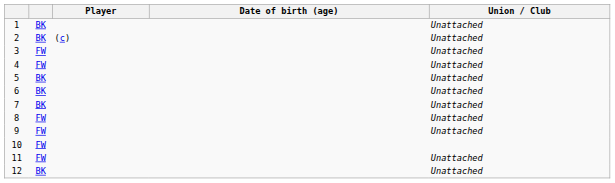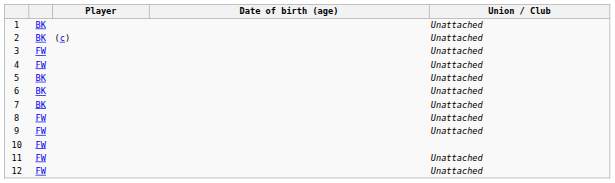(41, 171) BK -> (41, 171) FW
